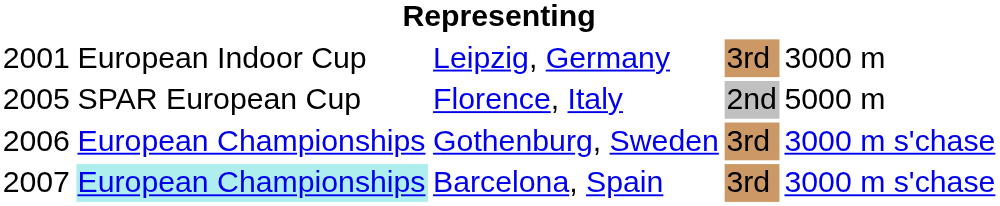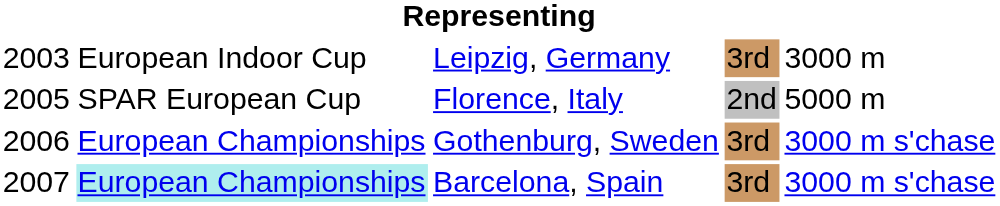(36, 57) 2001 -> (36, 57) 2003
